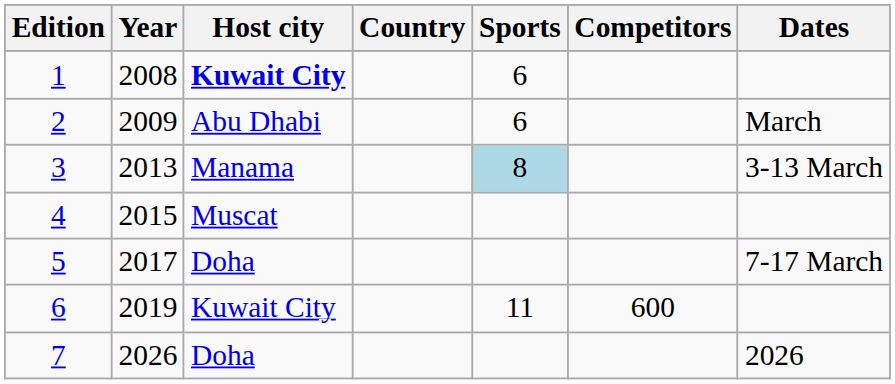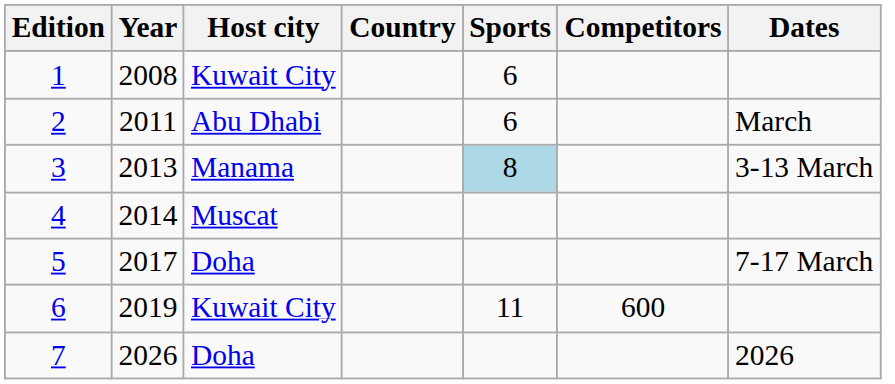(268, 74) bold -> (263, 74) normal
(148, 121) 2009 -> (148, 121) 2011
(148, 214) 2015 -> (148, 214) 2014
